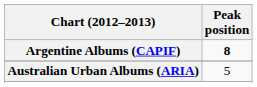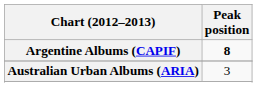(227, 71) 5 -> (227, 71) 3
